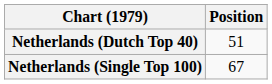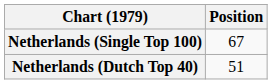rows swapped: (105, 41) <-> (105, 66)
